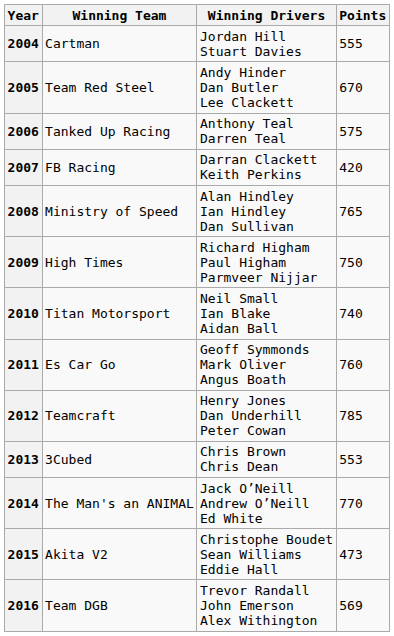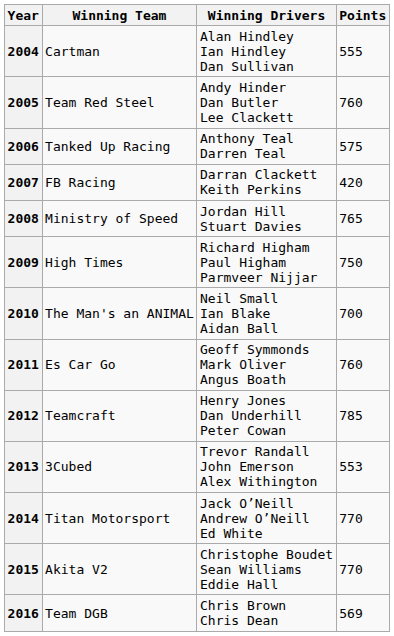(251, 44) Jordan Hill Stuart Davies -> (247, 51) Alan Hindley Ian Hindley Dan Sullivan
(351, 87) 670 -> (351, 102) 760
(247, 211) Alan Hindley Ian Hindley Dan Sullivan -> (251, 219) Jordan Hill Stuart Davies
(108, 313) Titan Motorsport -> (119, 313) The Man's an ANIMAL
(351, 313) 740 -> (351, 313) 700
(243, 459) Chris Brown Chris Dean -> (259, 467) Trevor Randall John Emerson Alex Withington
(119, 503) The Man's an ANIMAL -> (108, 518) Titan Motorsport
(351, 554) 473 -> (351, 569) 770
(259, 606) Trevor Randall John Emerson Alex Withington -> (243, 613) Chris Brown Chris Dean
